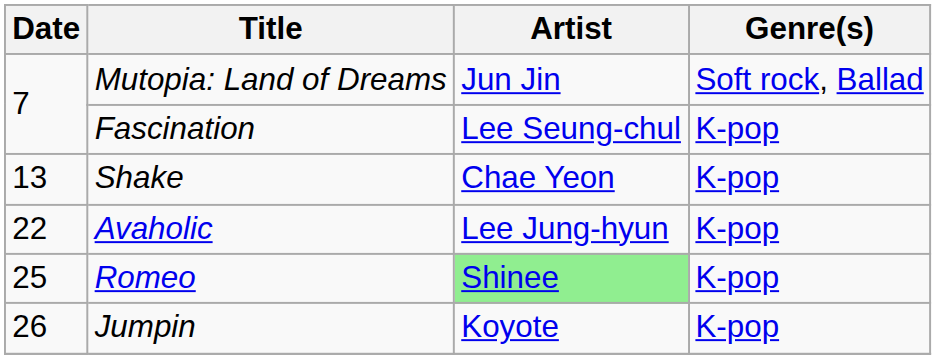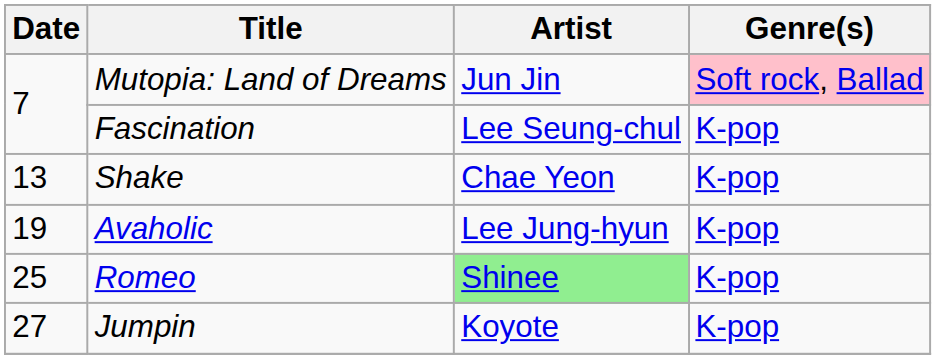(810, 79) no background -> (810, 79) pink background
(30, 228) 22 -> (30, 228) 19
(30, 327) 26 -> (30, 327) 27
